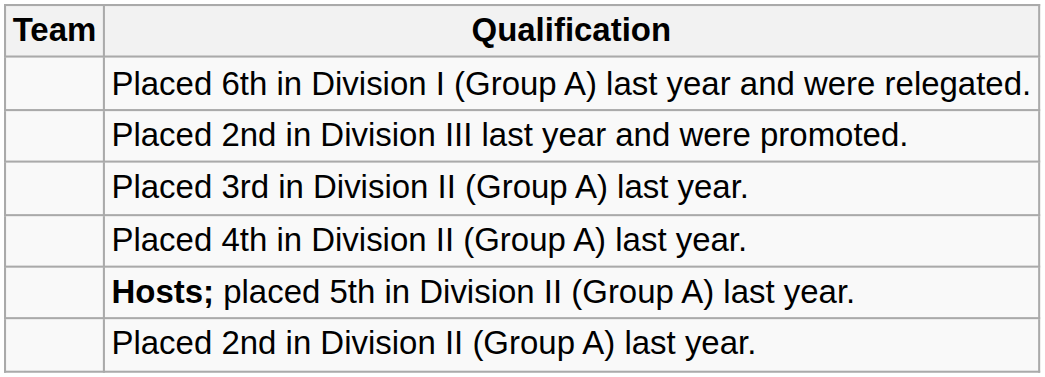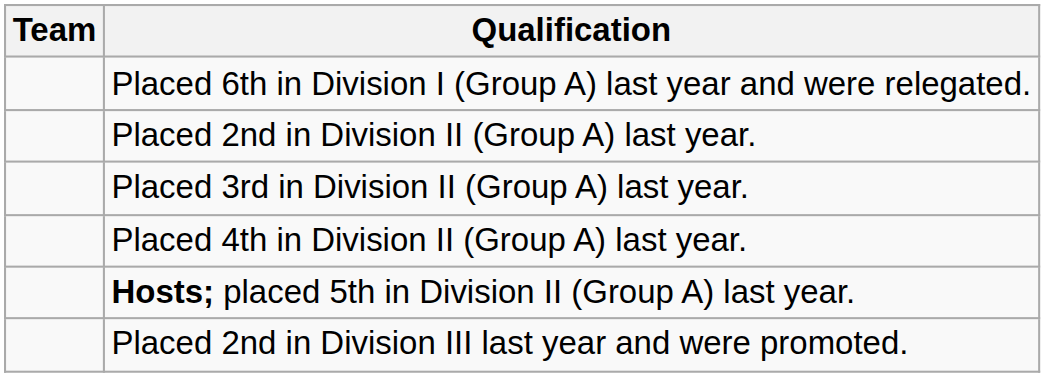rows swapped: (434, 344) <-> (510, 135)
